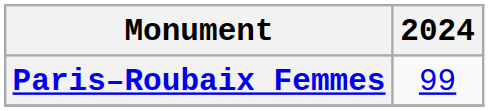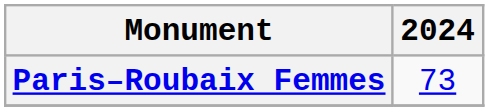(438, 81) 99 -> (438, 81) 73
